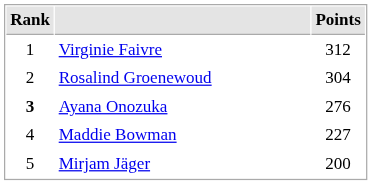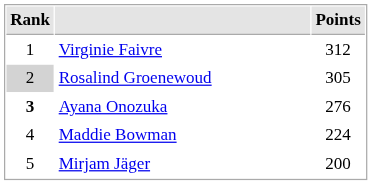(30, 78) no background -> (30, 78) lightgrey background
(338, 78) 304 -> (338, 78) 305
(338, 135) 227 -> (338, 135) 224
